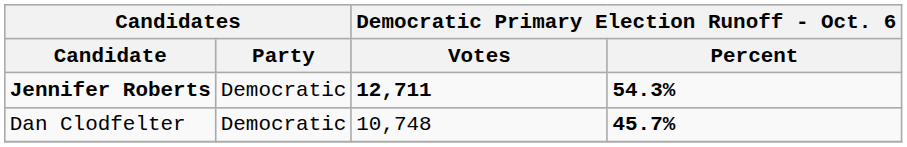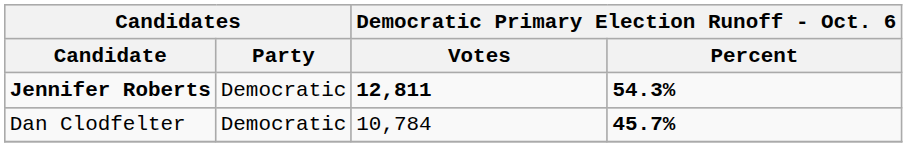(394, 90) 12,711 -> (394, 90) 12,811
(394, 124) 10,748 -> (394, 124) 10,784
